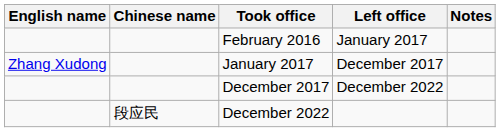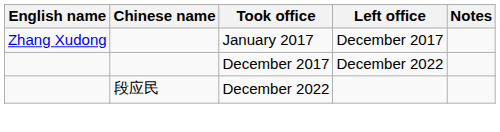- row: (271, 40)
